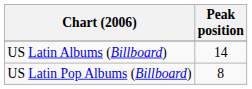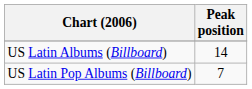(221, 73) 8 -> (221, 73) 7
